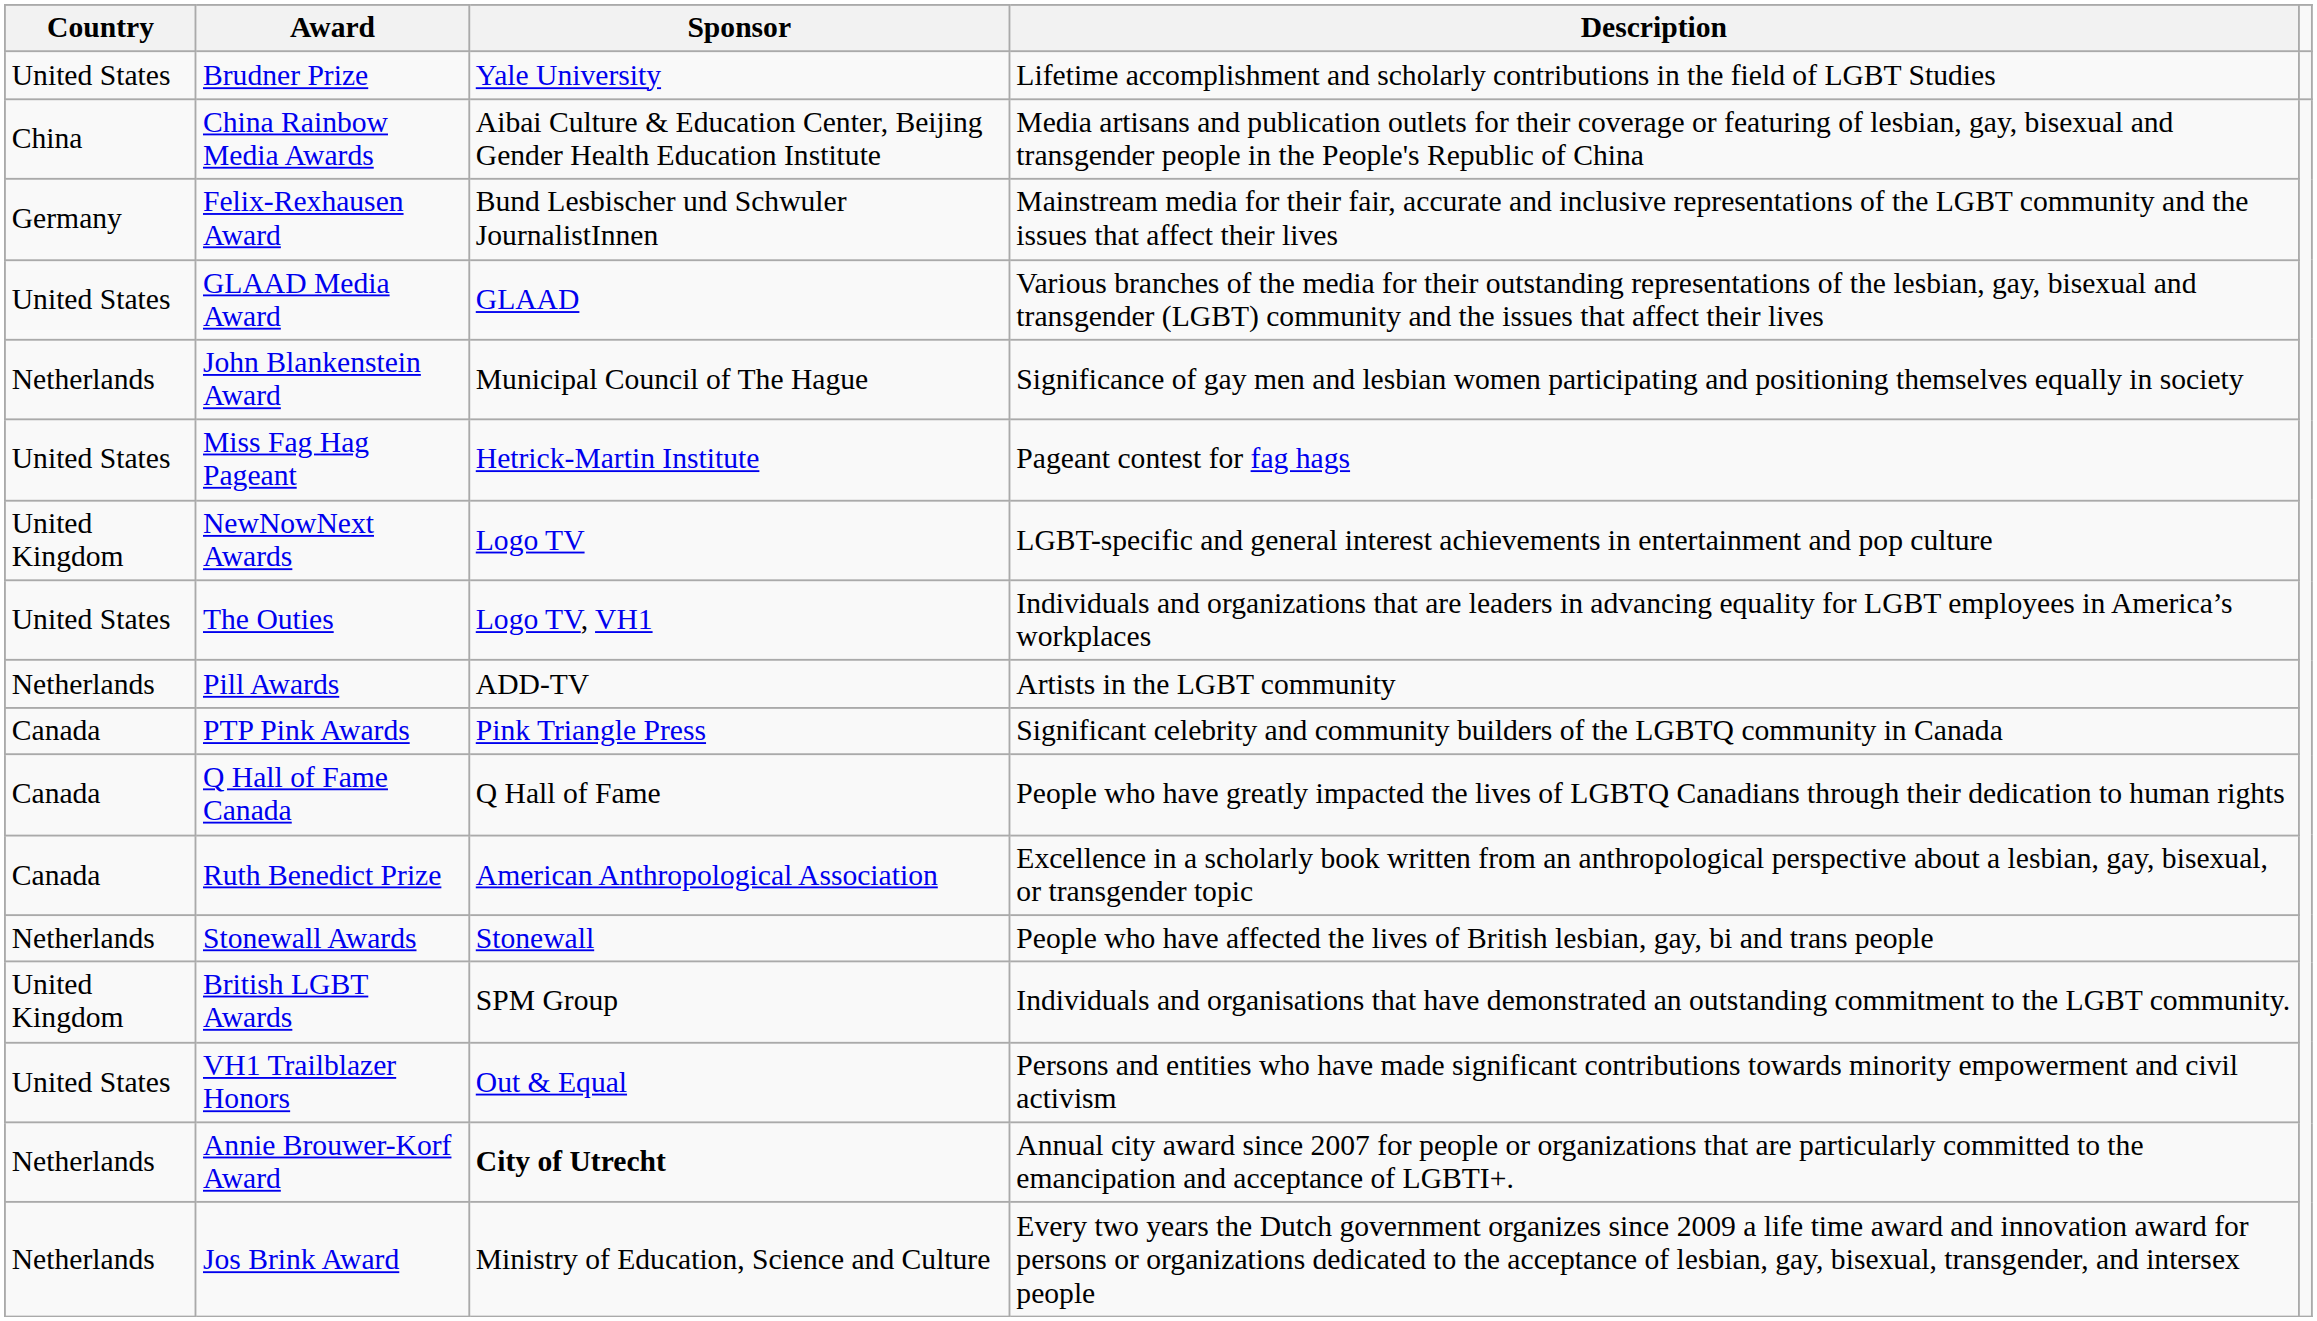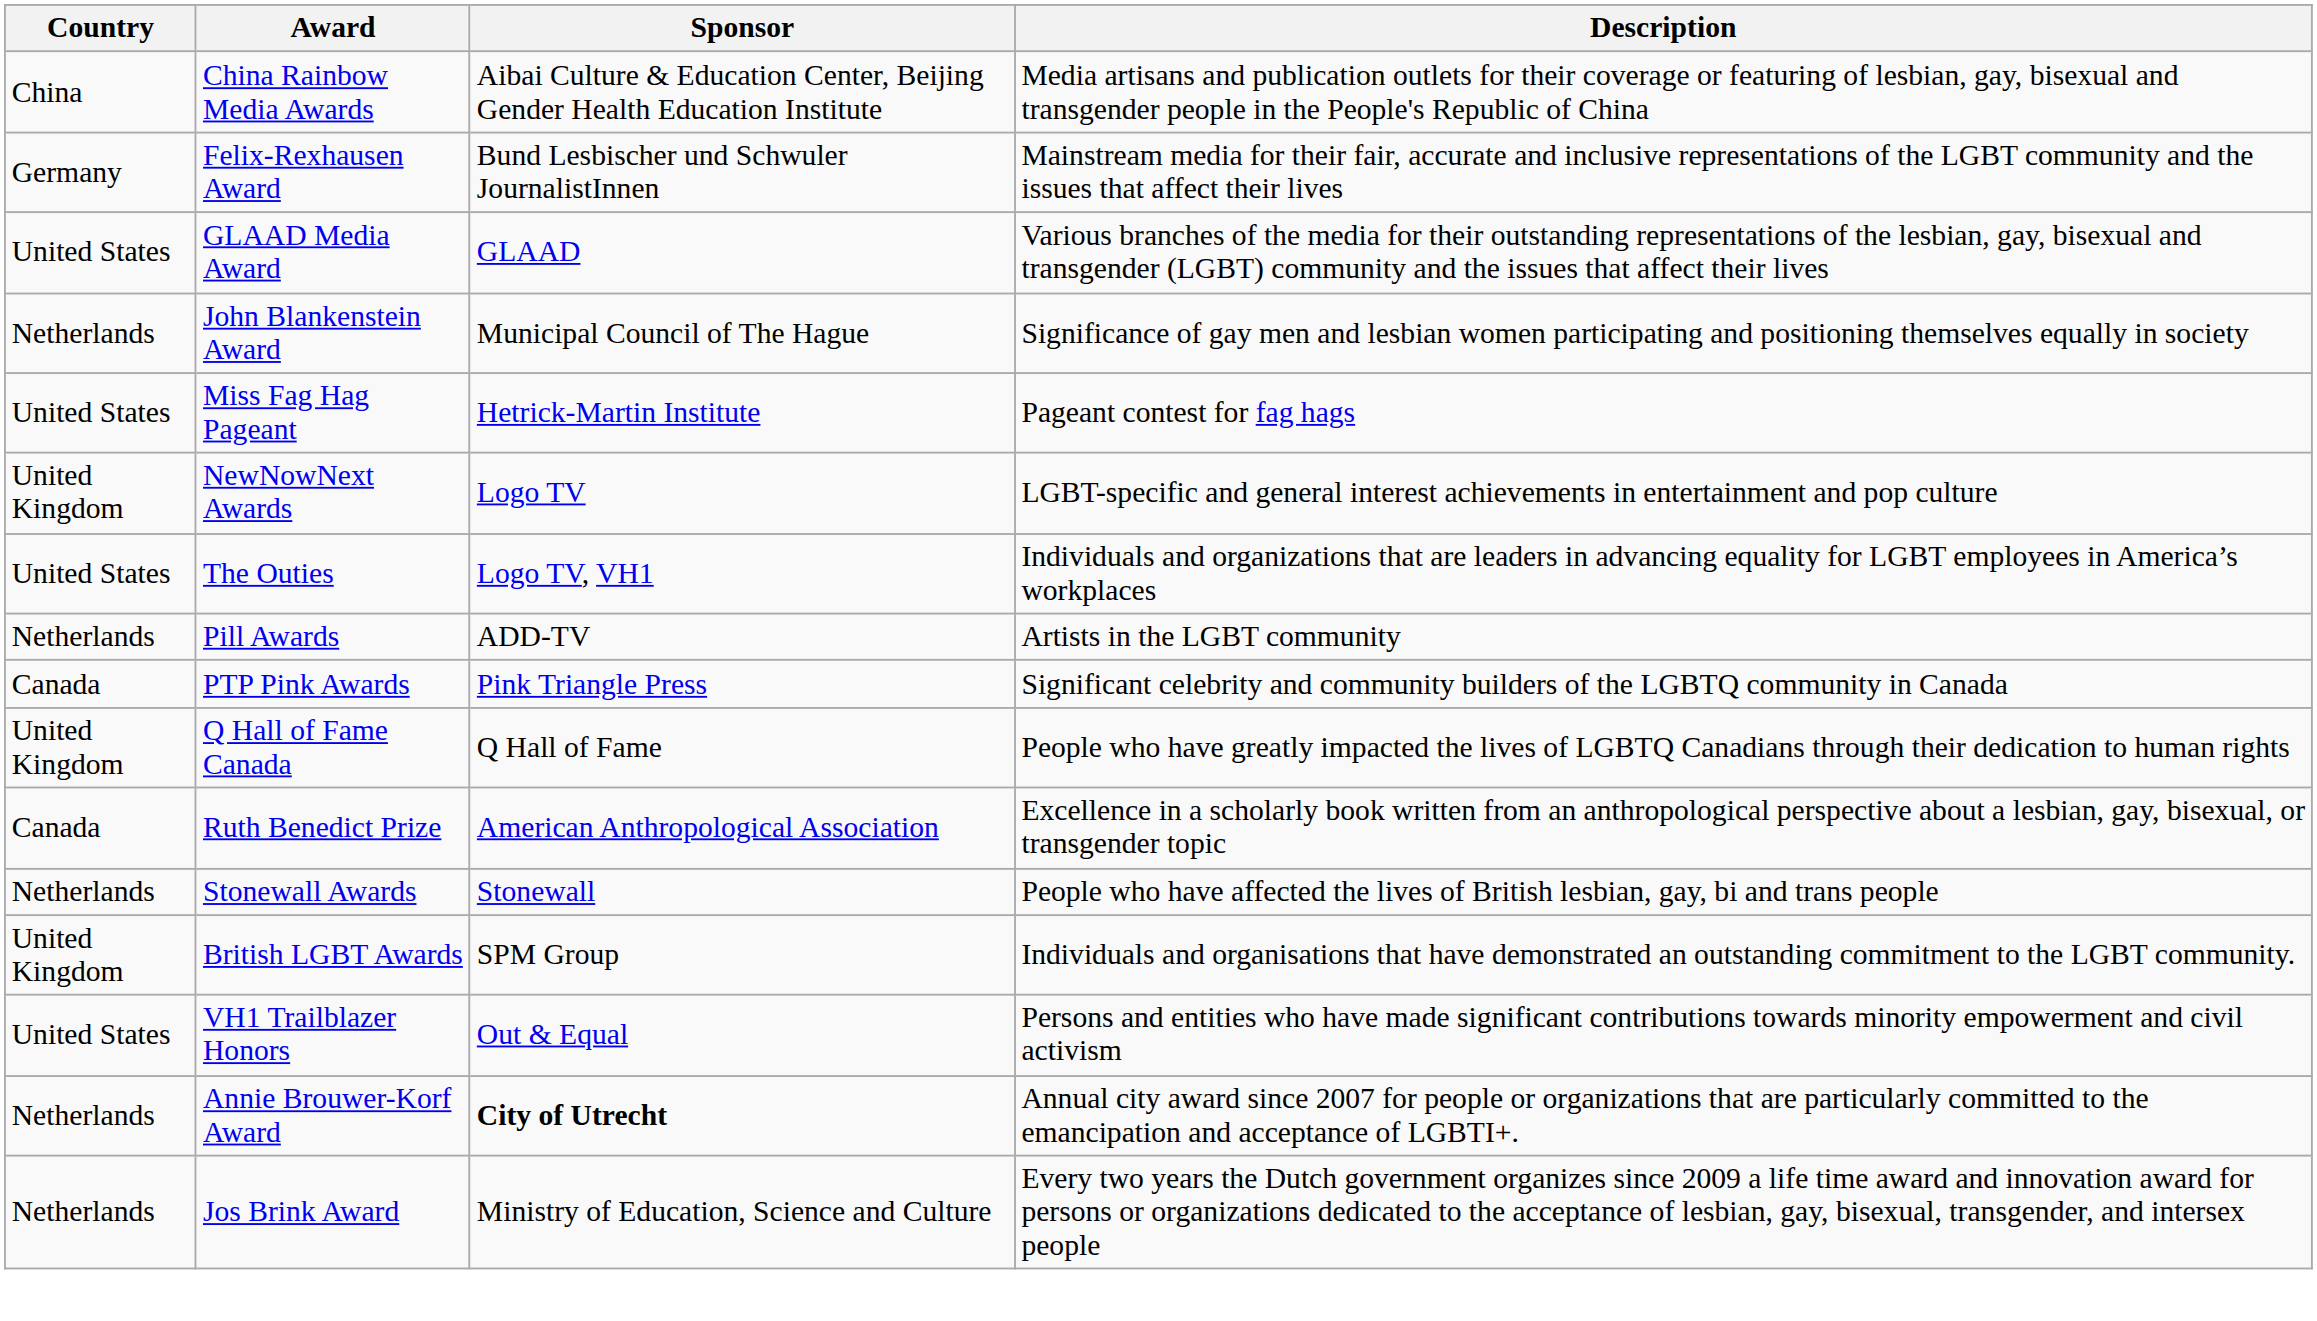- row: (286, 74)
(56, 794) Canada -> (68, 747) United Kingdom
